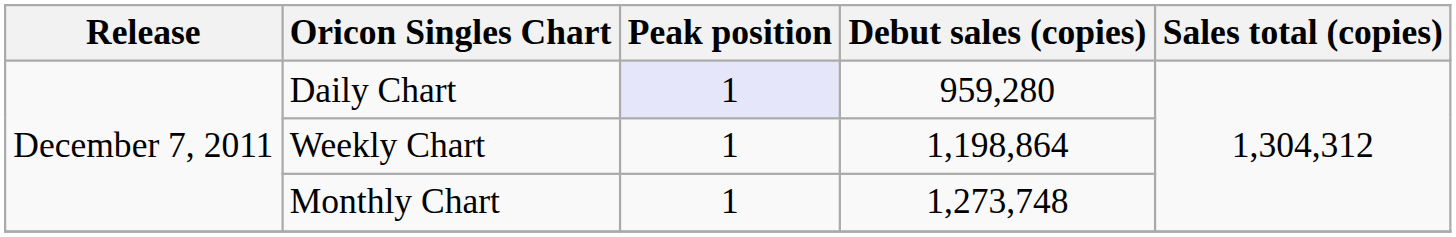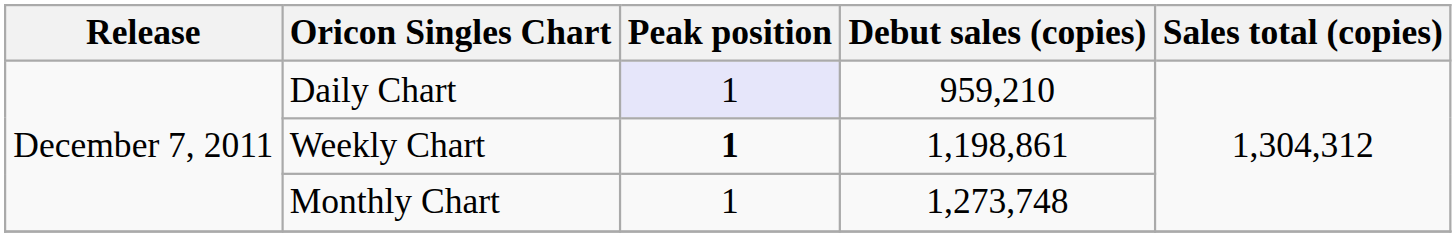(997, 88) 959,280 -> (997, 88) 959,210
(730, 145) normal -> (730, 145) bold
(997, 145) 1,198,864 -> (997, 145) 1,198,861
